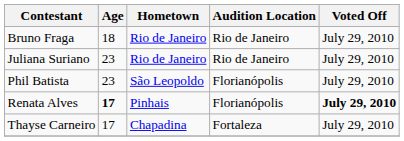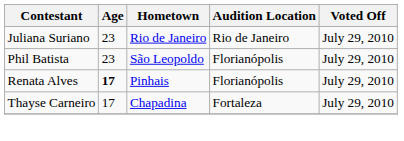- row: (41, 37)
(359, 103) bold -> (358, 81) normal
